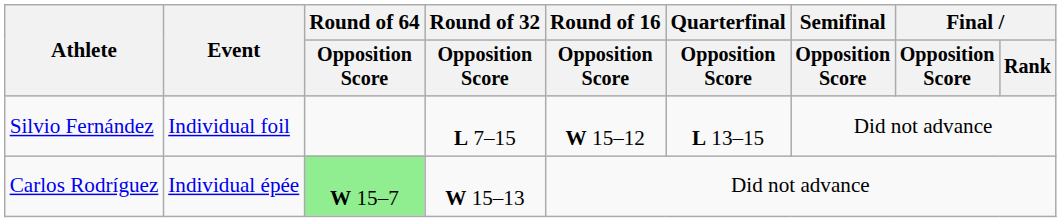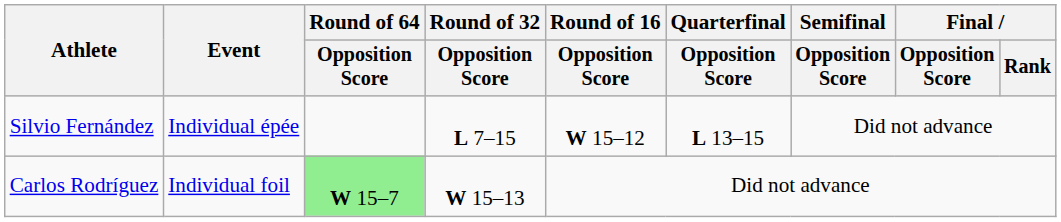(229, 126) Individual foil -> (234, 126) Individual épée
(234, 186) Individual épée -> (229, 186) Individual foil
